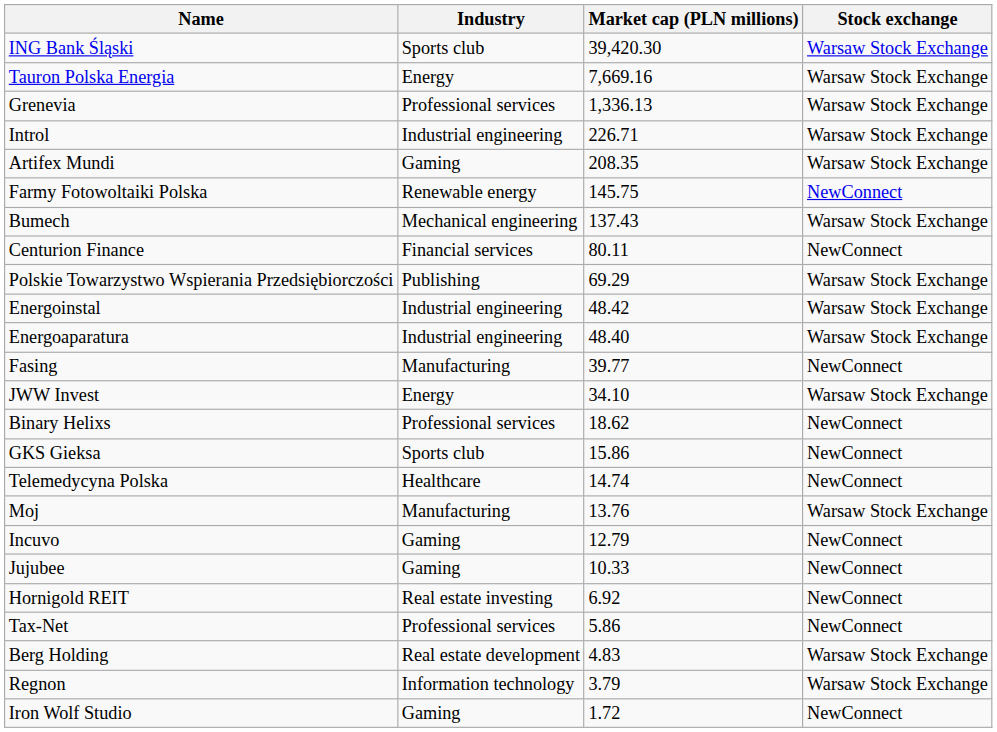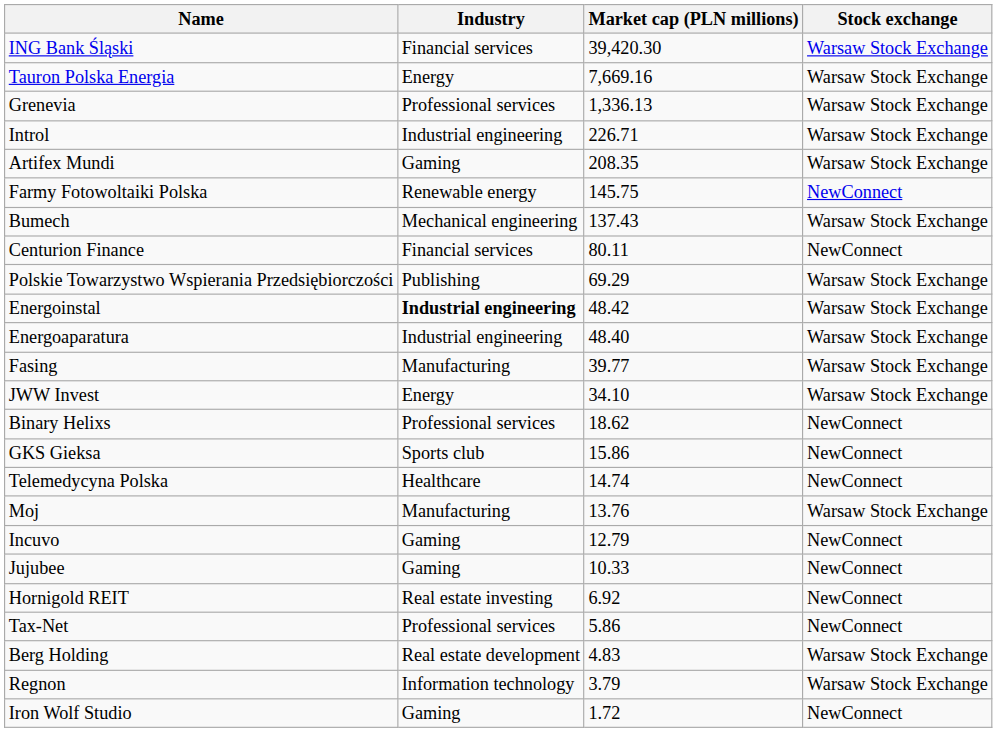(443, 47) Sports club -> (467, 47) Financial services
(482, 308) normal -> (489, 308) bold
(855, 366) NewConnect -> (897, 366) Warsaw Stock Exchange
